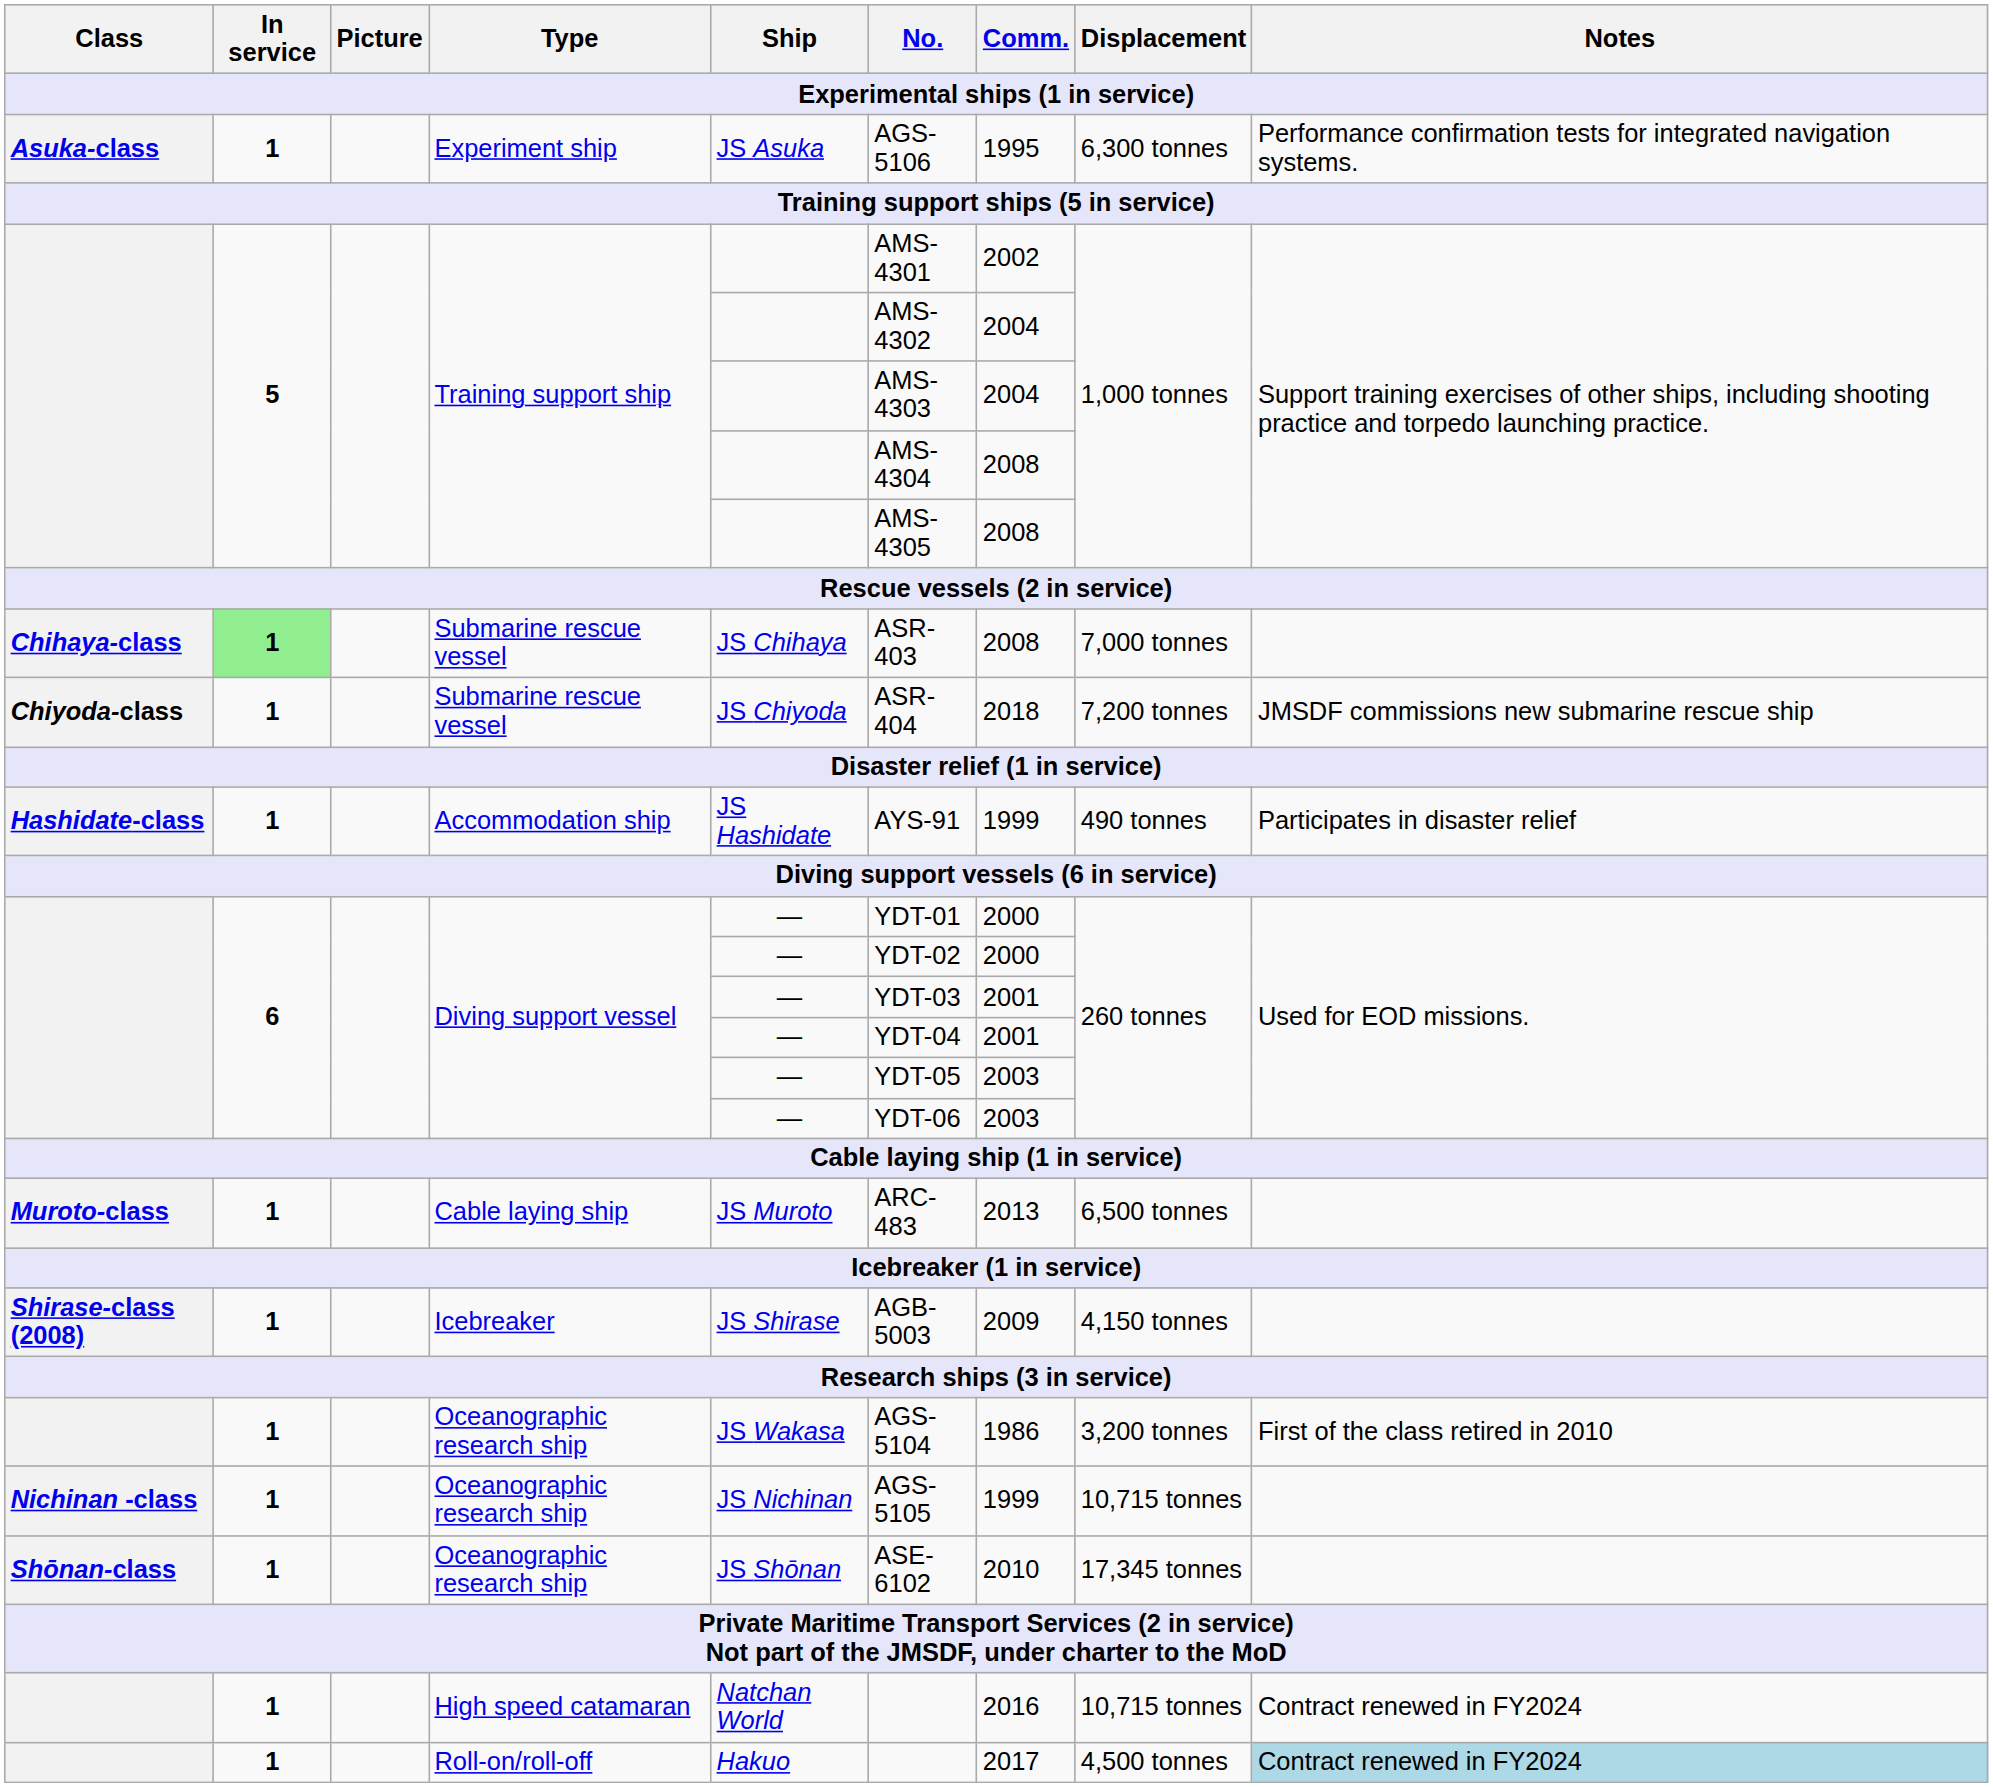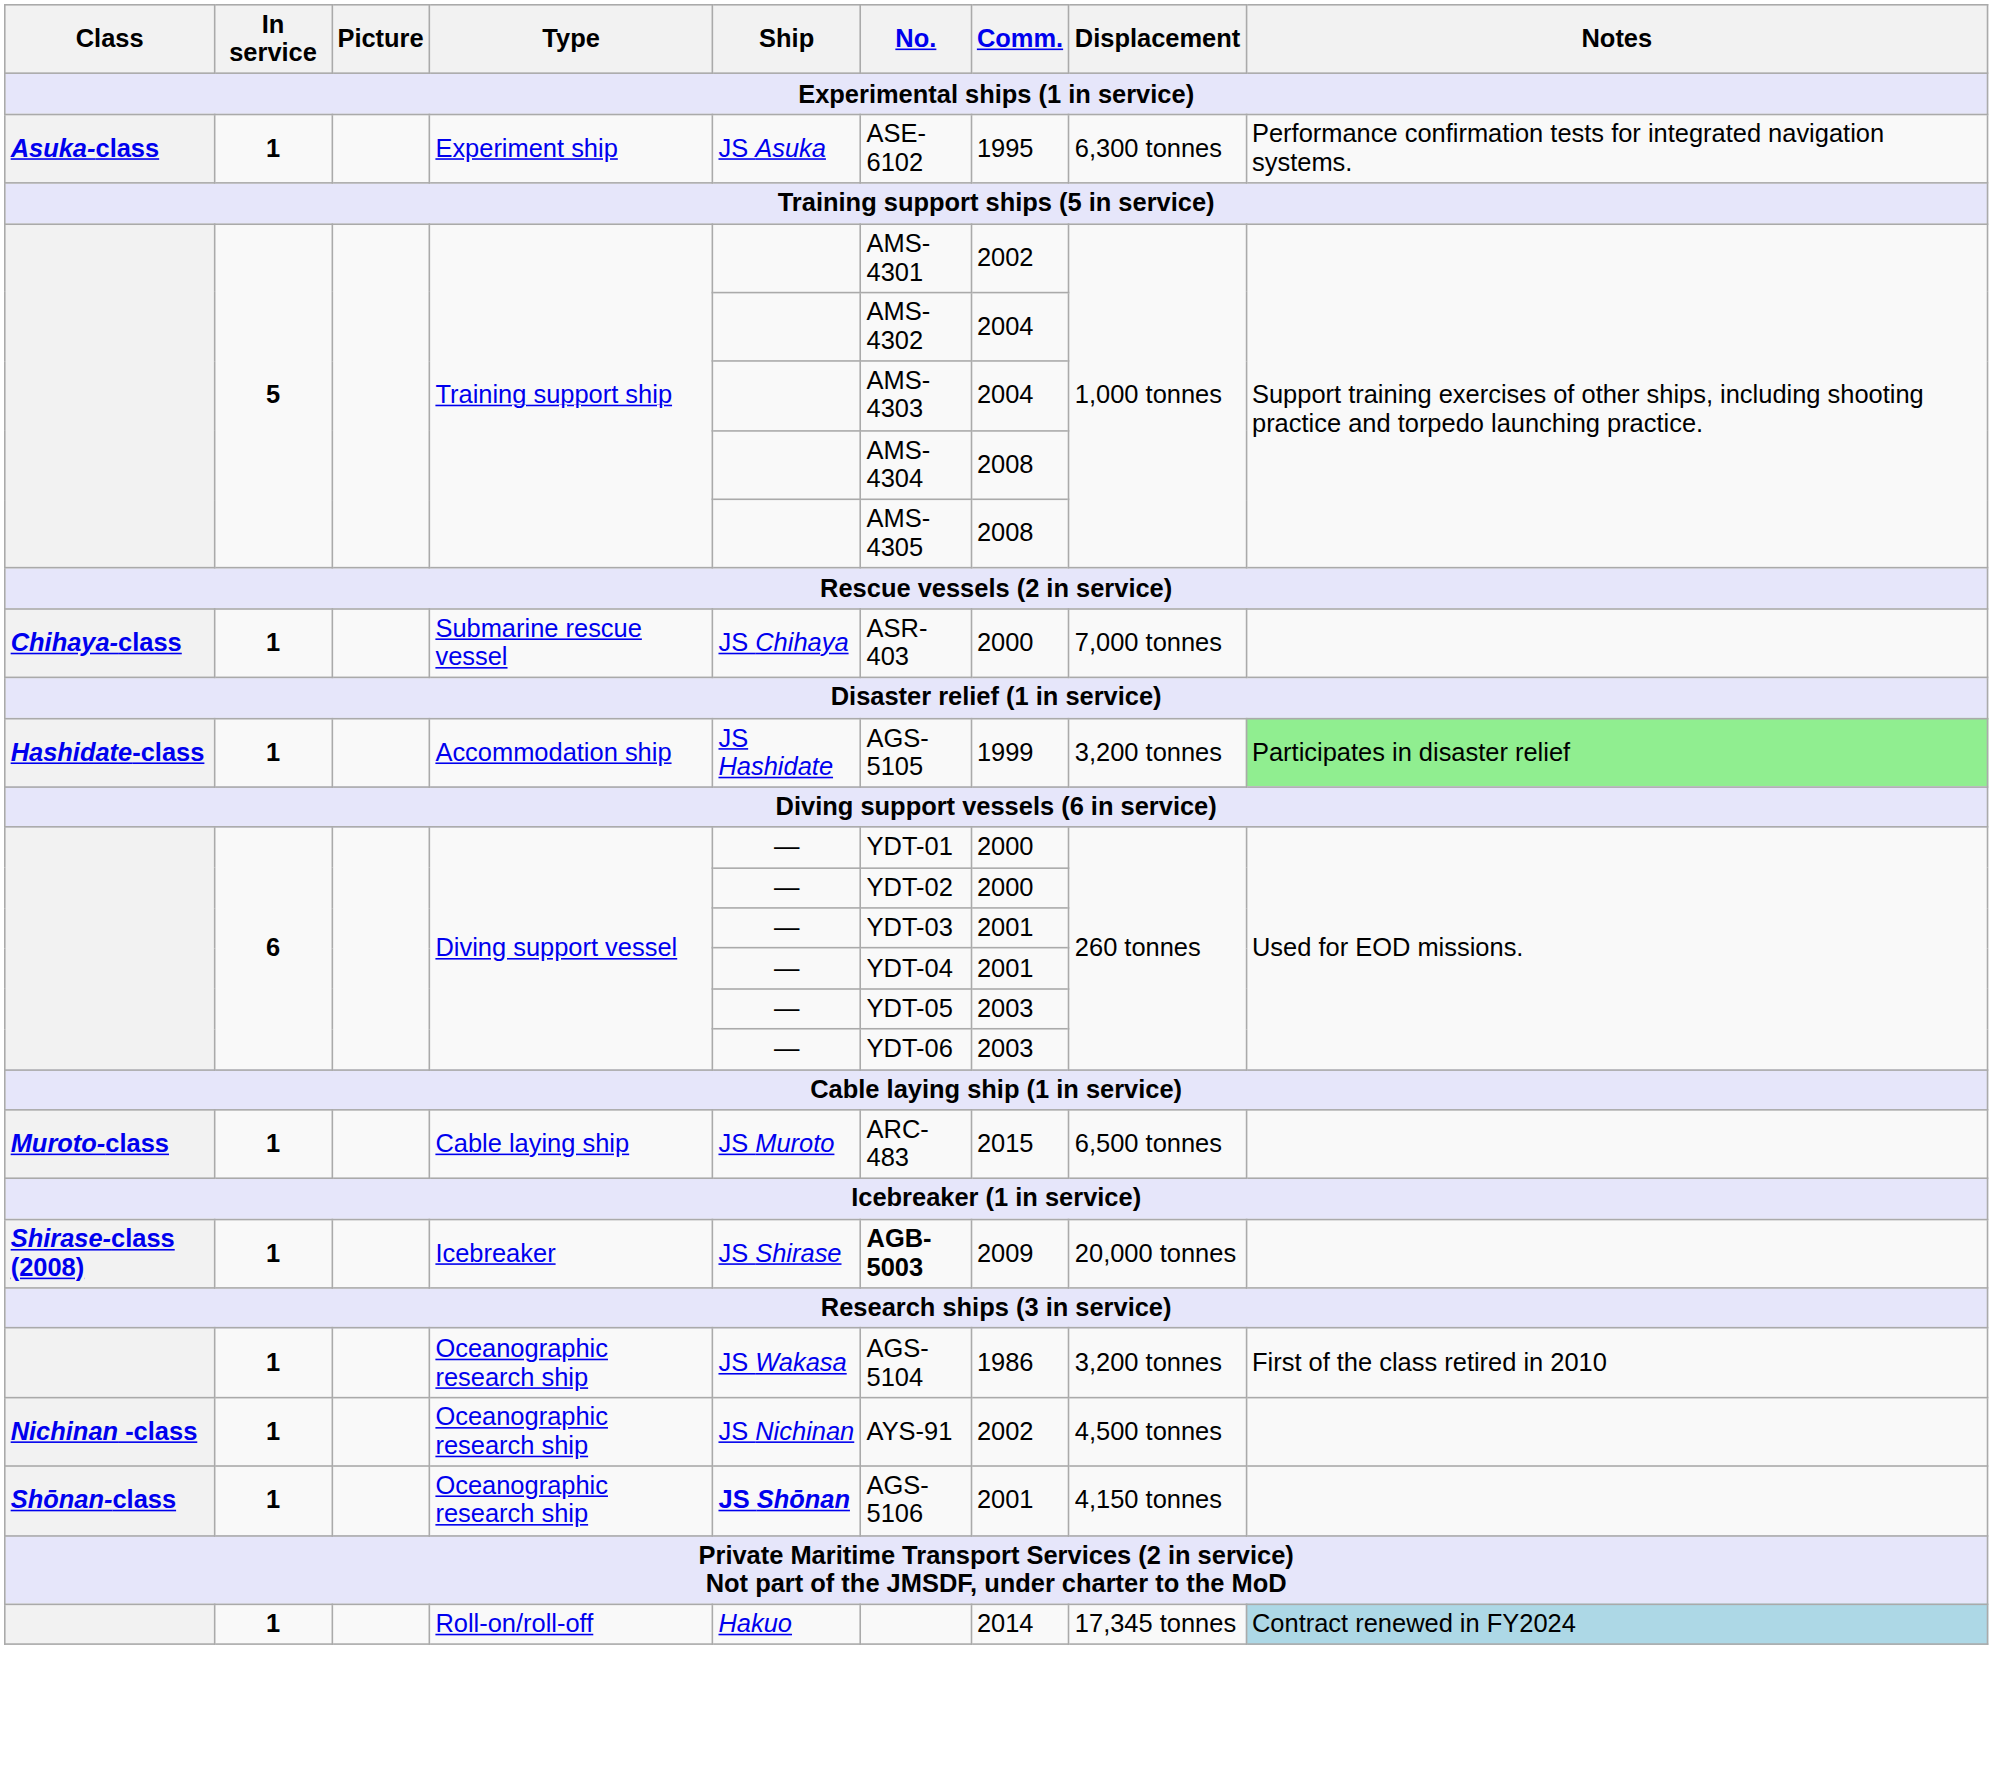(905, 148) AGS-5106 -> (896, 148) ASE-6102
(272, 642) lightgreen background -> (273, 642) no background
(1011, 642) 2008 -> (1005, 642) 2000
- row: (97, 711)
(917, 821) AYS-91 -> (898, 752) AGS-5105
(1144, 821) 490 tonnes -> (1148, 752) 3,200 tonnes
(1417, 821) no background -> (1411, 752) lightgreen background
(1011, 1212) 2013 -> (1005, 1143) 2015
(905, 1322) normal -> (899, 1253) bold
(1154, 1322) 4,150 tonnes -> (1155, 1253) 20,000 tonnes
(905, 1500) AGS-5105 -> (909, 1431) AYS-91
(1011, 1500) 1999 -> (1005, 1431) 2002
(1161, 1500) 10,715 tonnes -> (1148, 1431) 4,500 tonnes
(779, 1569) normal -> (784, 1500) bold
(904, 1569) ASE-6102 -> (898, 1500) AGS-5106
(1011, 1569) 2010 -> (1005, 1500) 2001
(1161, 1569) 17,345 tonnes -> (1148, 1500) 4,150 tonnes
- row: (109, 1708)
(1011, 1761) 2017 -> (1005, 1624) 2014
(1154, 1761) 4,500 tonnes -> (1155, 1624) 17,345 tonnes
